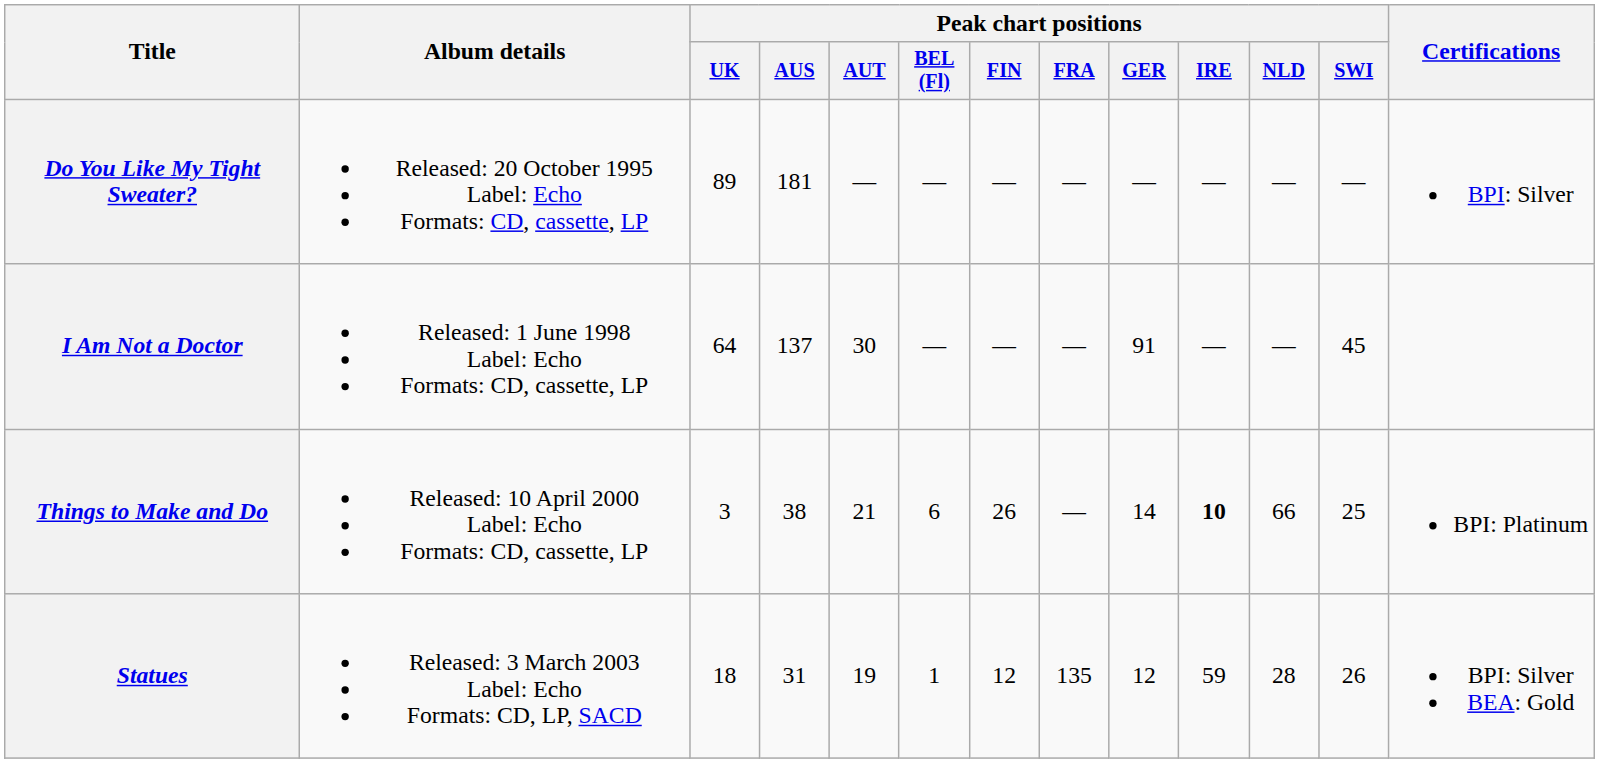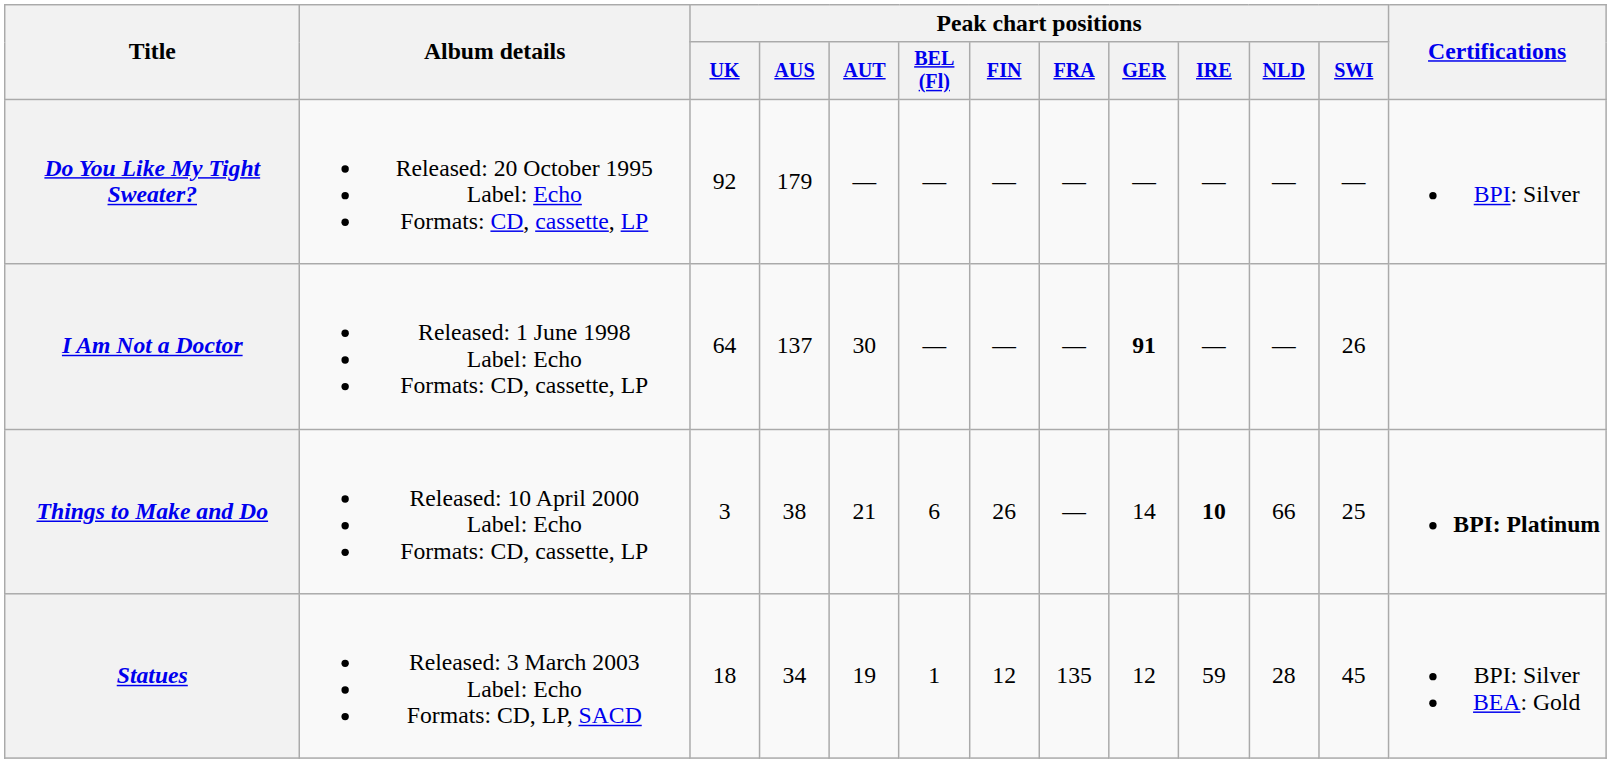(725, 181) 89 -> (725, 181) 92
(794, 181) 181 -> (794, 181) 179
(1144, 346) normal -> (1144, 346) bold
(1354, 346) 45 -> (1354, 346) 26
(1491, 525) normal -> (1497, 525) bold
(794, 675) 31 -> (794, 675) 34
(1354, 675) 26 -> (1354, 675) 45
